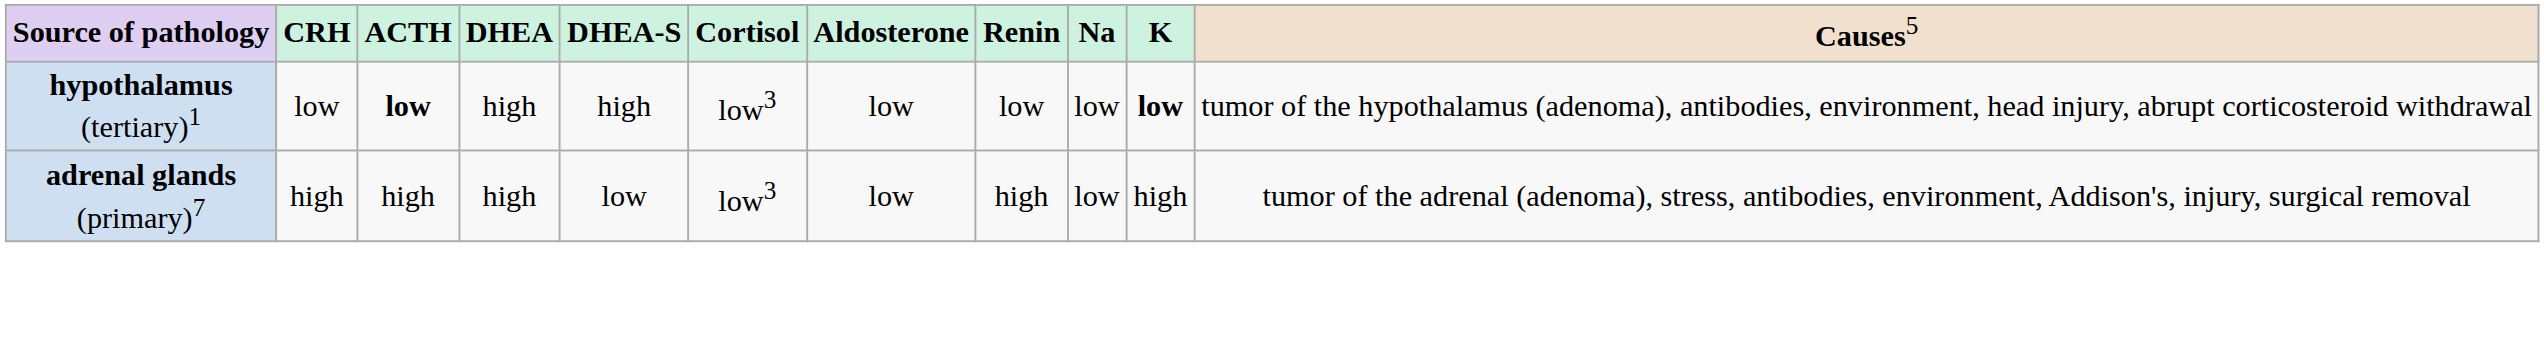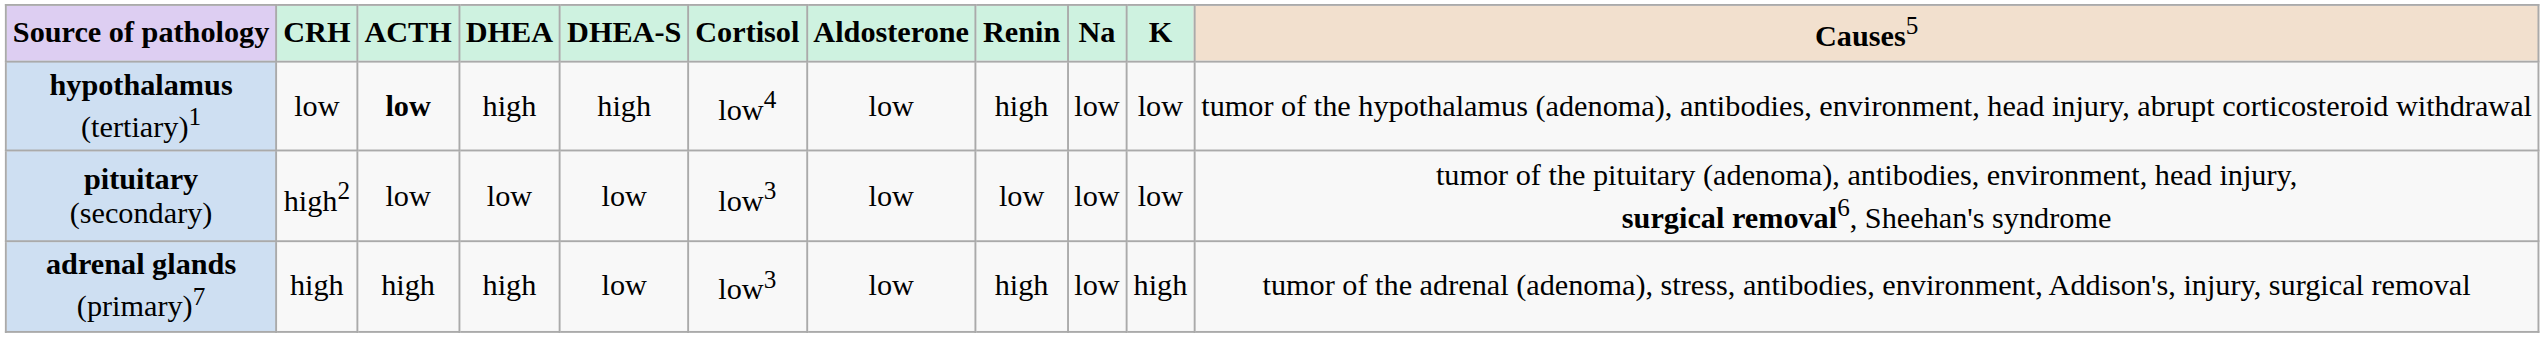(747, 105) low3 -> (747, 105) low4
(1022, 105) low -> (1022, 105) high
(1160, 105) bold -> (1160, 105) normal
+ row: (141, 195)
